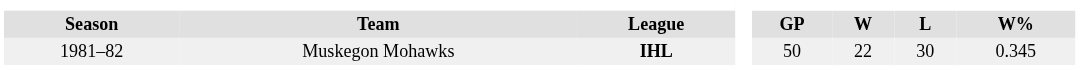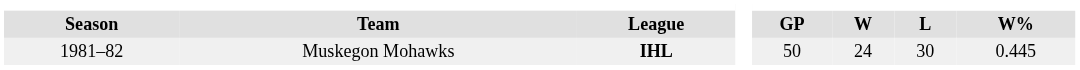(863, 51) 22 -> (863, 51) 24
(1016, 51) 0.345 -> (1016, 51) 0.445
